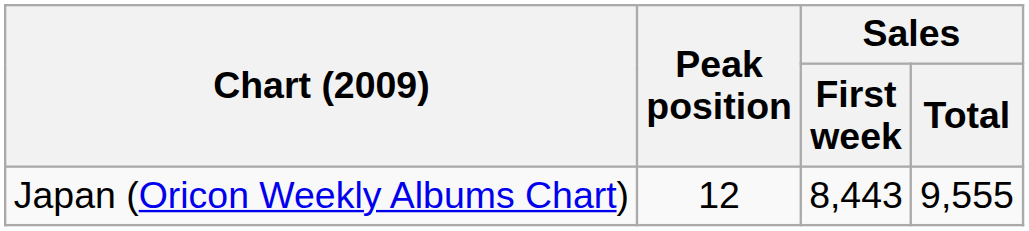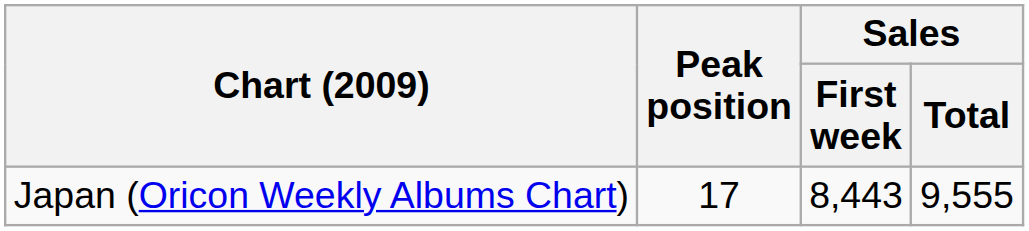(719, 195) 12 -> (719, 195) 17
